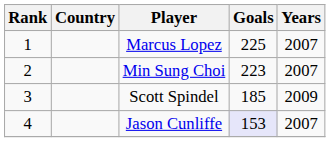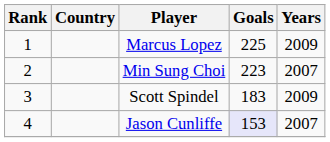(301, 44) 2007 -> (301, 44) 2009
(253, 96) 185 -> (253, 96) 183
